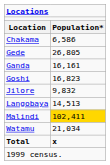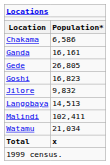rows swapped: (18, 65) <-> (16, 53)
(69, 116) gold background -> (69, 116) no background
